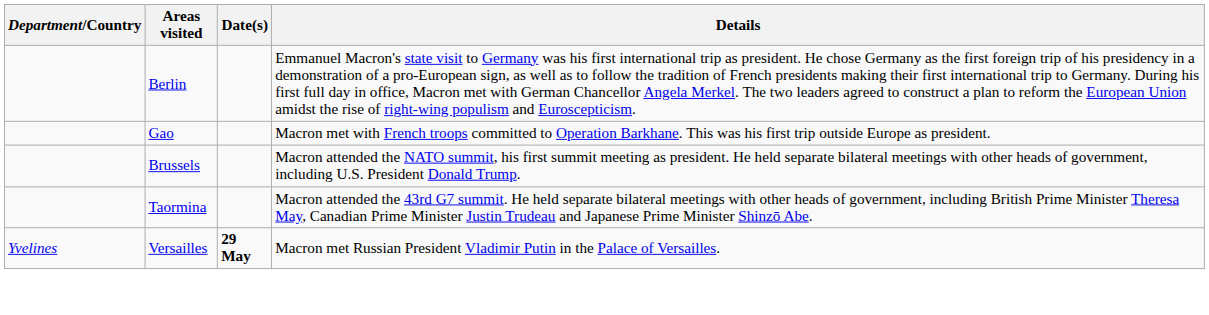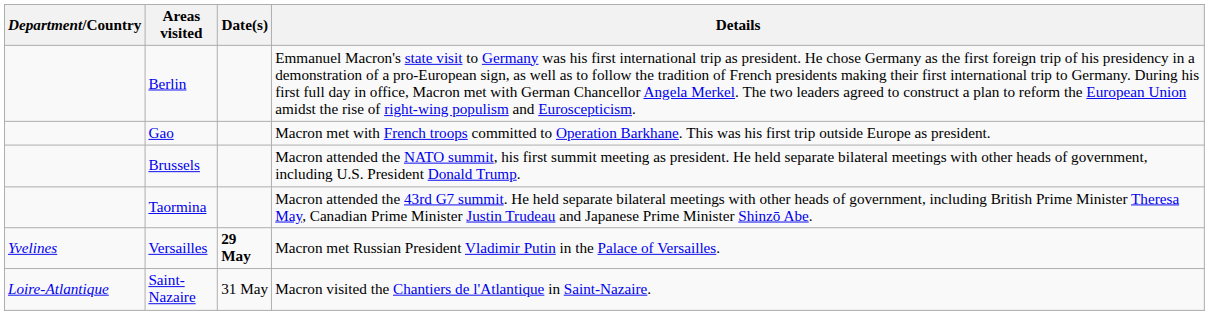+ row: (172, 289)
